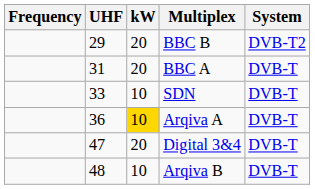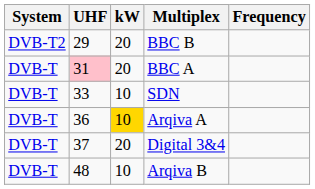columns swapped: (45, 17) <-> (277, 17)
(97, 68) no background -> (81, 68) pink background
(97, 145) 47 -> (81, 145) 37
